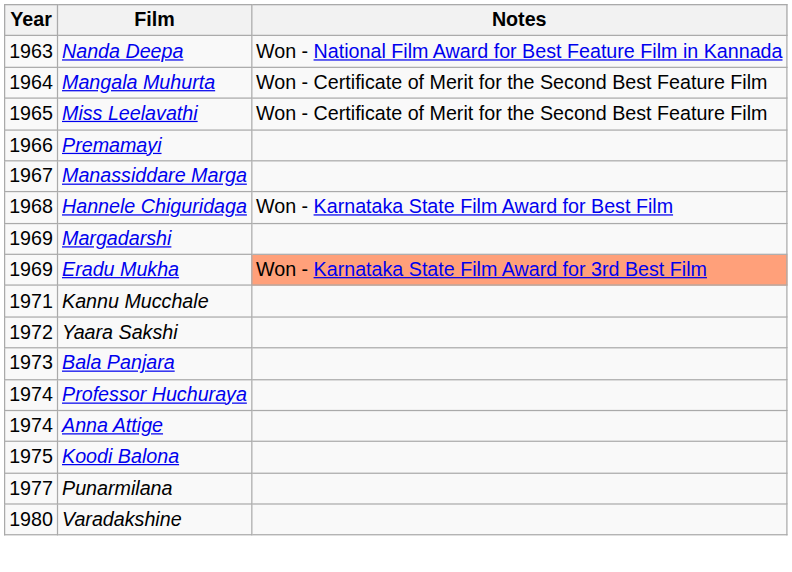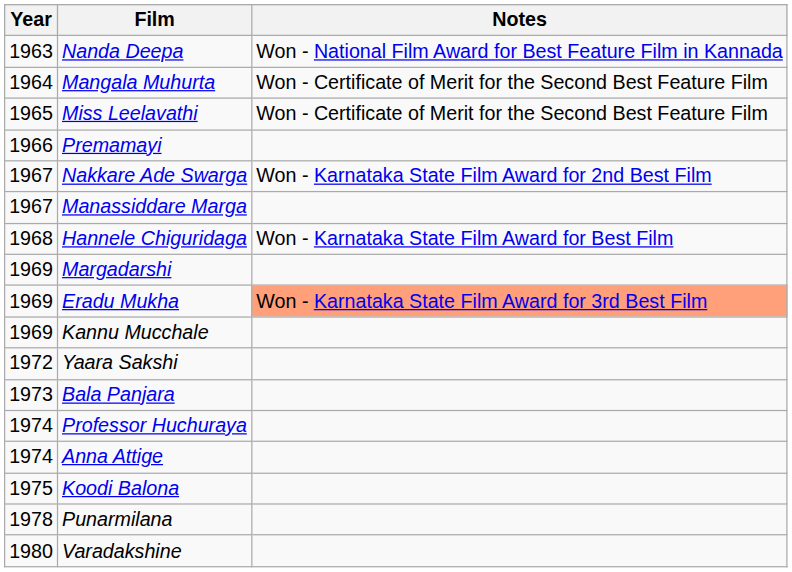+ row: (155, 176)
(31, 301) 1971 -> (31, 332) 1969
(31, 488) 1977 -> (31, 519) 1978
